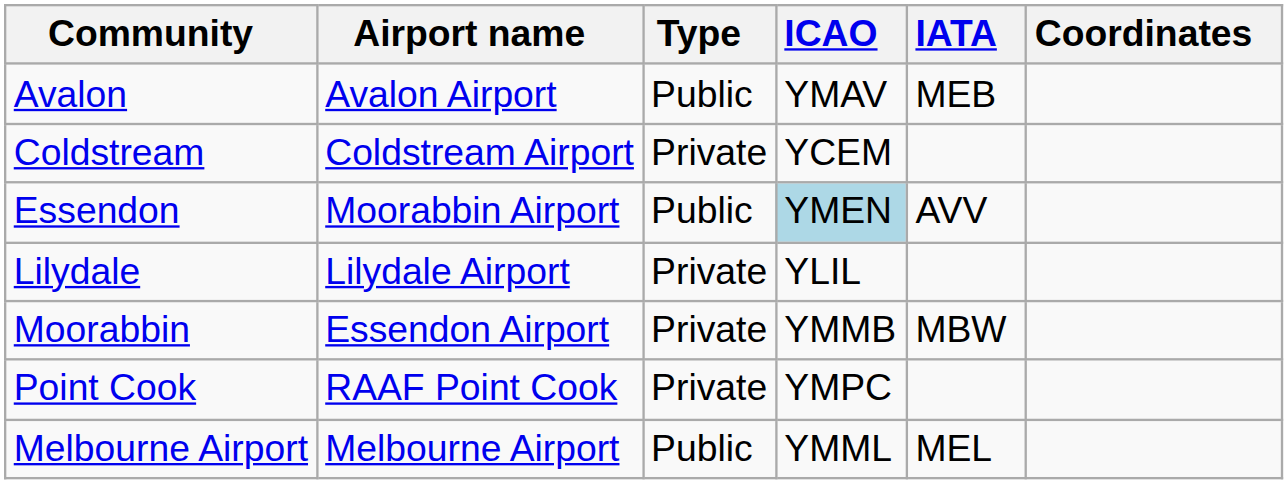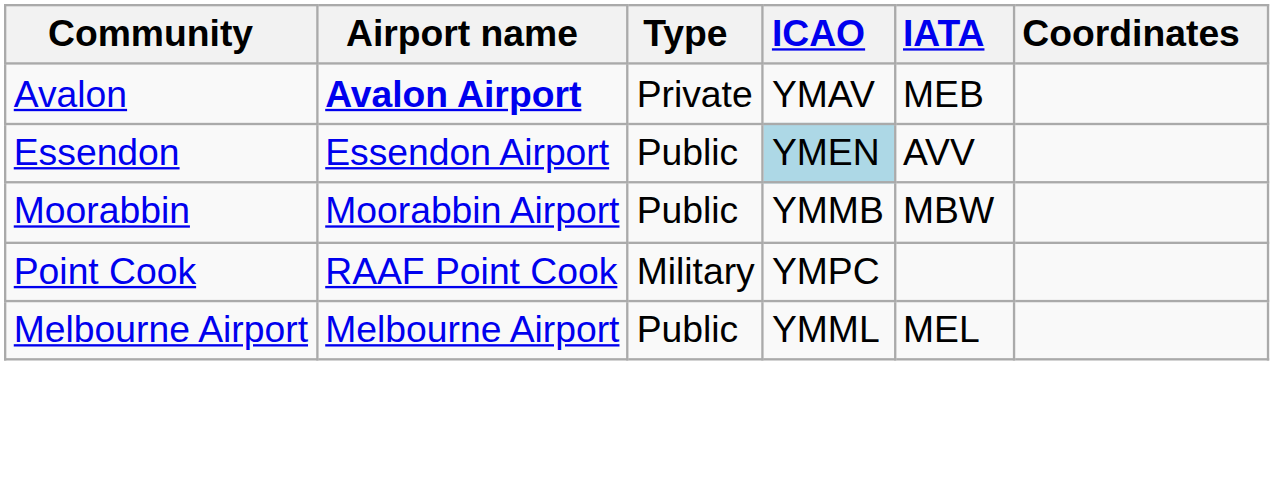(441, 93) normal -> (453, 93) bold
(702, 93) Public -> (695, 93) Private
- row: (109, 152)
(472, 211) Moorabbin Airport -> (467, 152) Essendon Airport
- row: (77, 270)
(467, 329) Essendon Airport -> (472, 211) Moorabbin Airport
(709, 329) Private -> (687, 211) Public
(709, 388) Private -> (696, 270) Military
